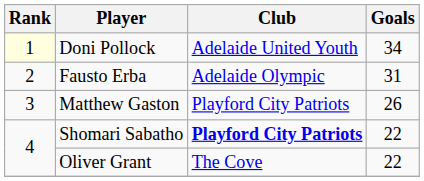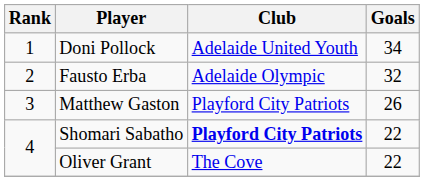(30, 47) lightyellow background -> (30, 47) no background
(393, 76) 31 -> (393, 76) 32
